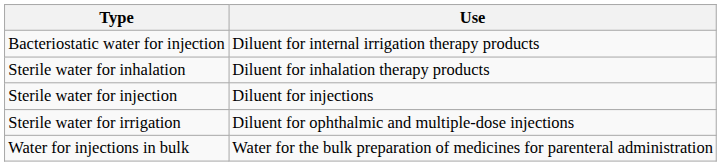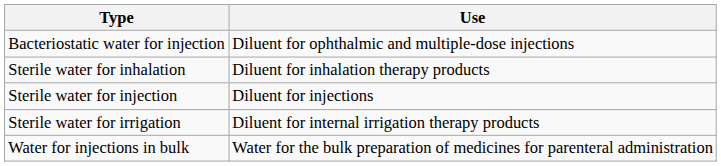(386, 43) Diluent for internal irrigation therapy products -> (403, 43) Diluent for ophthalmic and multiple-dose injections
(403, 122) Diluent for ophthalmic and multiple-dose injections -> (386, 122) Diluent for internal irrigation therapy products
